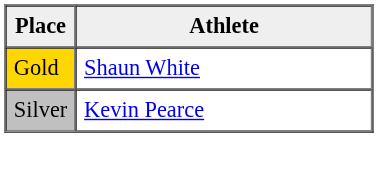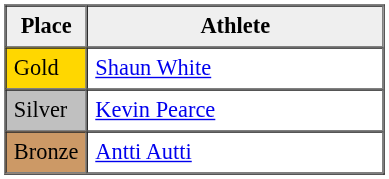+ row: (46, 152)
